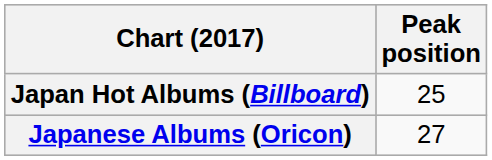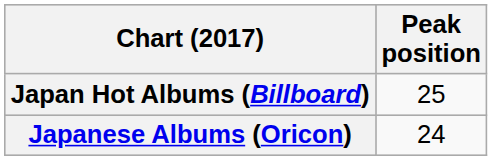(431, 134) 27 -> (431, 134) 24
